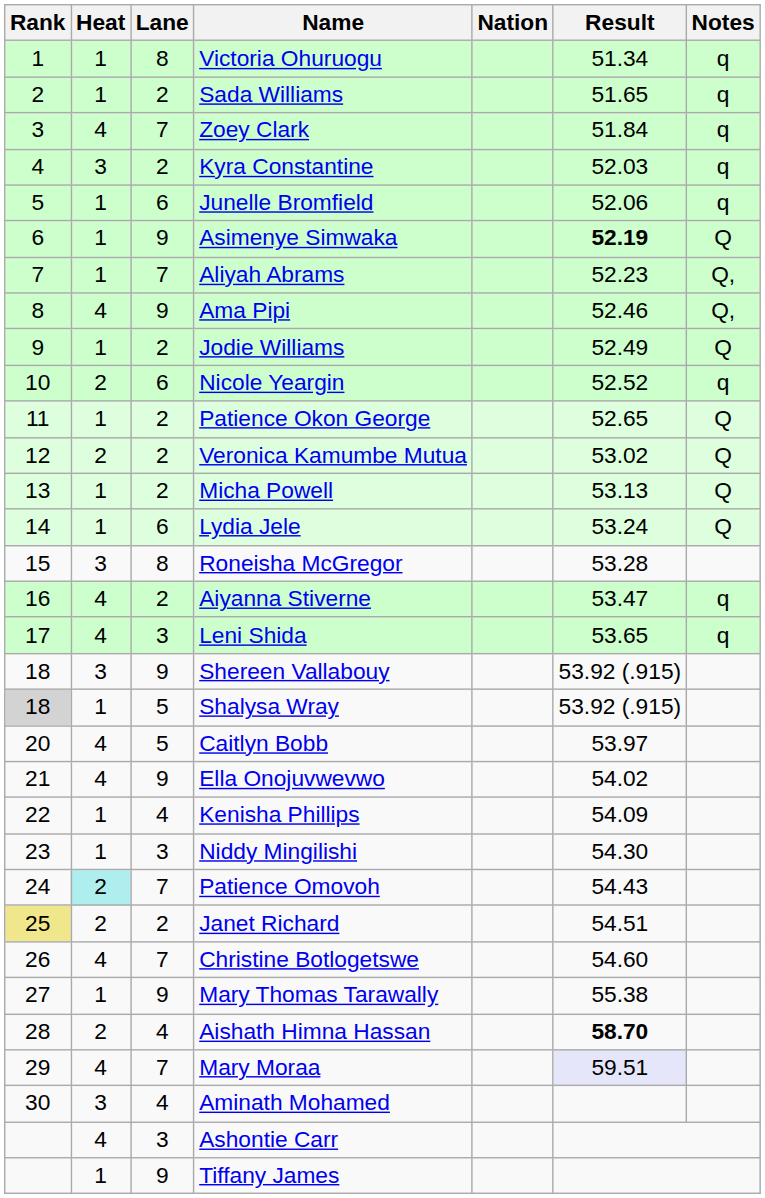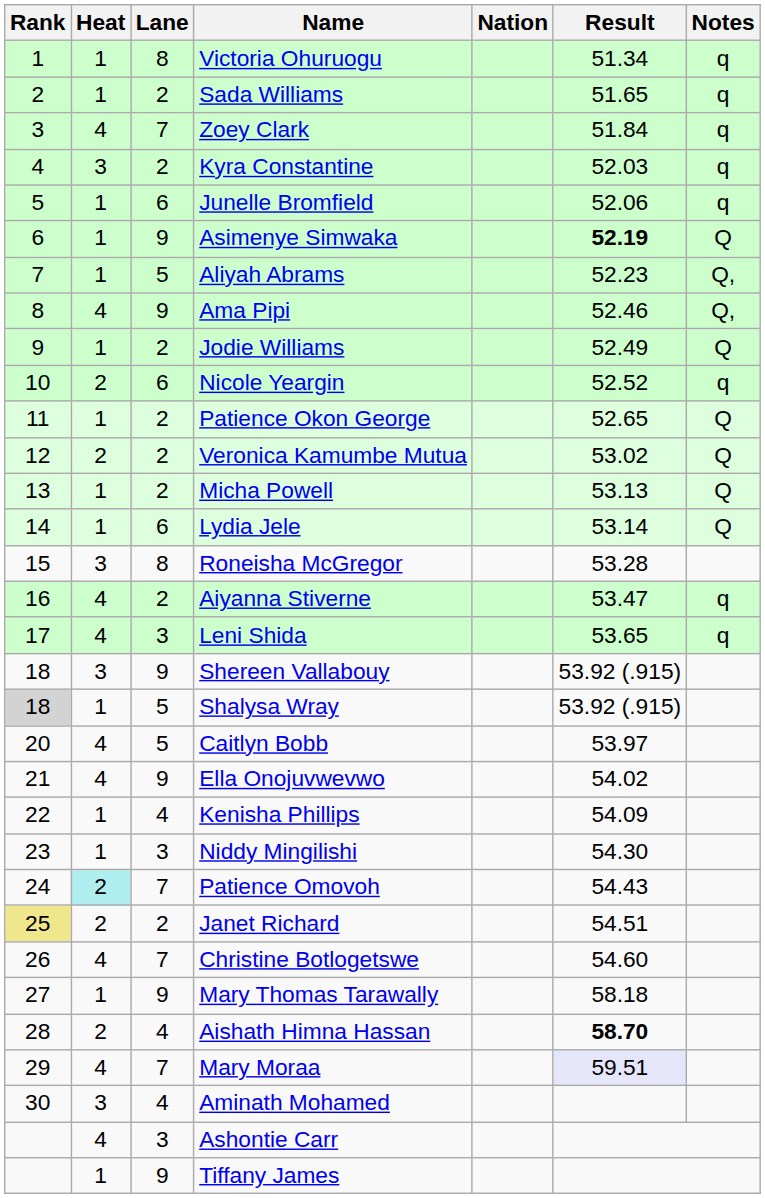(162, 274) 7 -> (162, 274) 5
(620, 526) 53.24 -> (620, 526) 53.14
(620, 995) 55.38 -> (620, 995) 58.18
